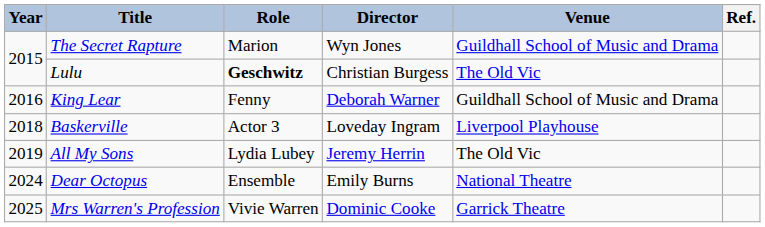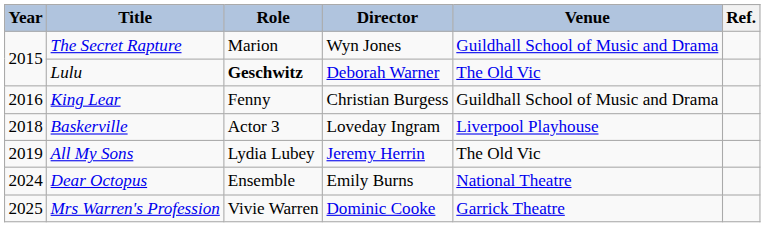(387, 72) Christian Burgess -> (383, 72) Deborah Warner
(383, 99) Deborah Warner -> (387, 99) Christian Burgess
